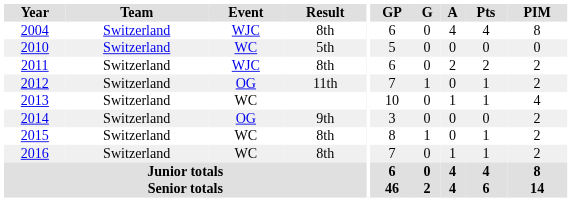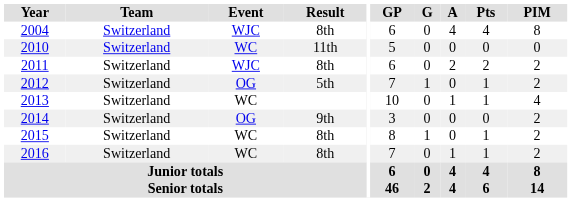(325, 48) 5th -> (325, 48) 11th
(325, 83) 11th -> (325, 83) 5th
